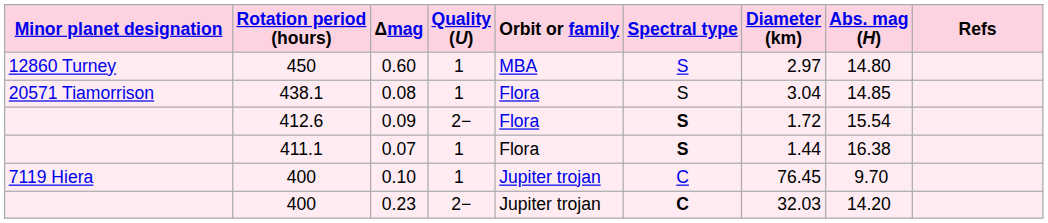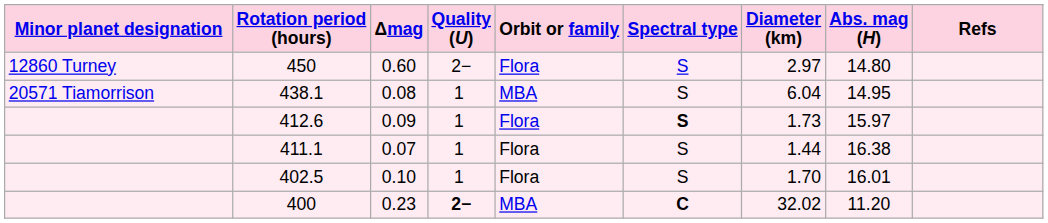(461, 66) 1 -> (461, 66) 2−
(518, 66) MBA -> (519, 66) Flora
(519, 94) Flora -> (518, 94) MBA
(804, 94) 3.04 -> (804, 94) 6.04
(869, 94) 14.85 -> (869, 94) 14.95
(461, 122) 2− -> (461, 122) 1
(804, 122) 1.72 -> (804, 122) 1.73
(869, 122) 15.54 -> (869, 122) 15.97
(683, 149) bold -> (683, 149) normal
+ row: (301, 177)
- row: (301, 177)
(461, 205) normal -> (461, 205) bold
(550, 205) Jupiter trojan -> (518, 205) MBA
(799, 205) 32.03 -> (799, 205) 32.02
(869, 205) 14.20 -> (869, 205) 11.20
